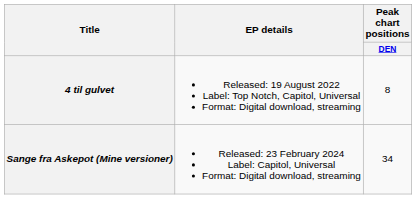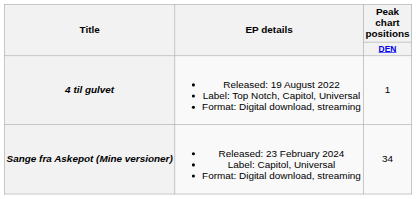(387, 90) 8 -> (387, 90) 1
